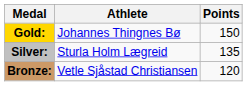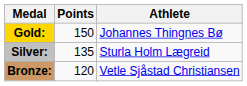columns swapped: (127, 14) <-> (221, 14)
